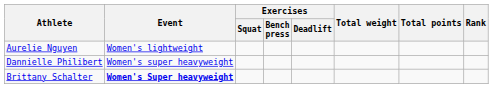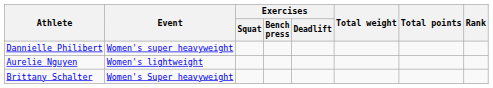rows swapped: (42, 48) <-> (55, 62)
(170, 76) bold -> (170, 76) normal
